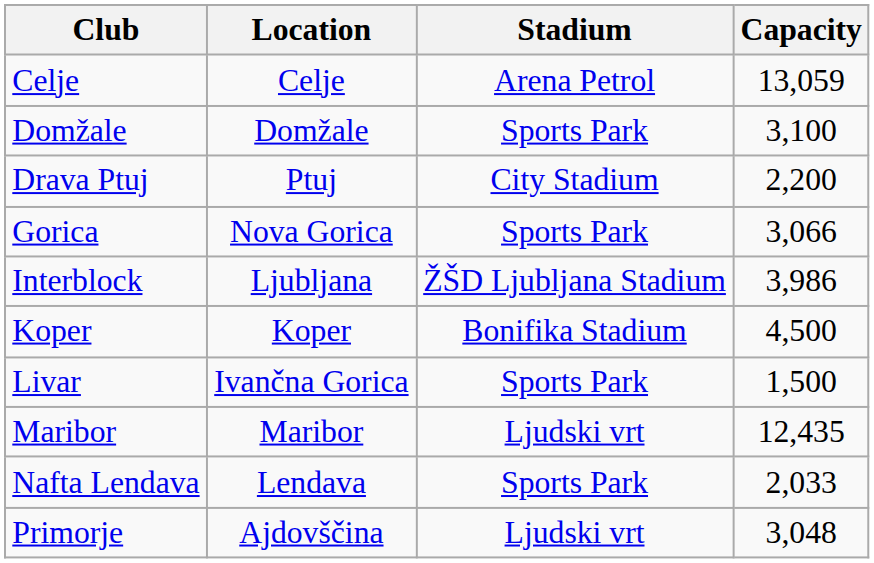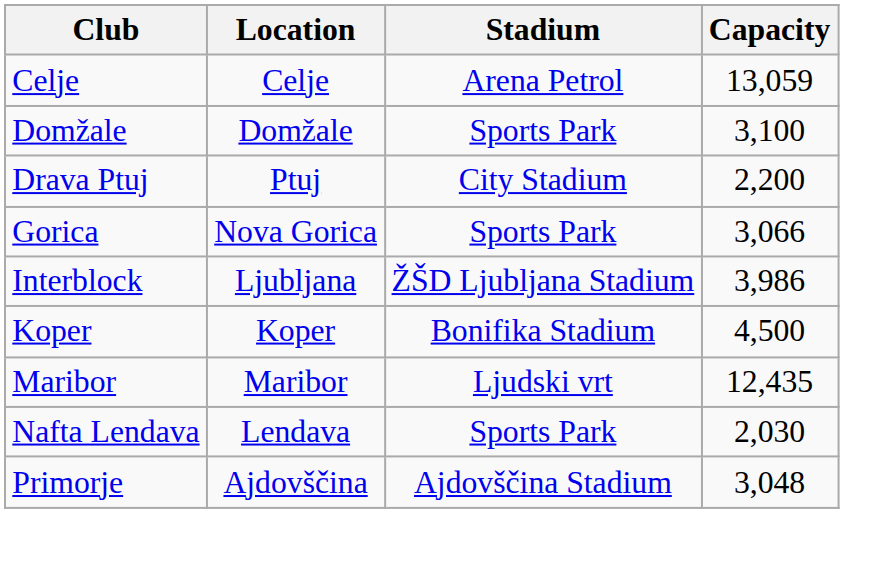- row: (47, 381)
(801, 481) 2,033 -> (770, 431) 2,030
(575, 532) Ljudski vrt -> (543, 481) Ajdovščina Stadium
